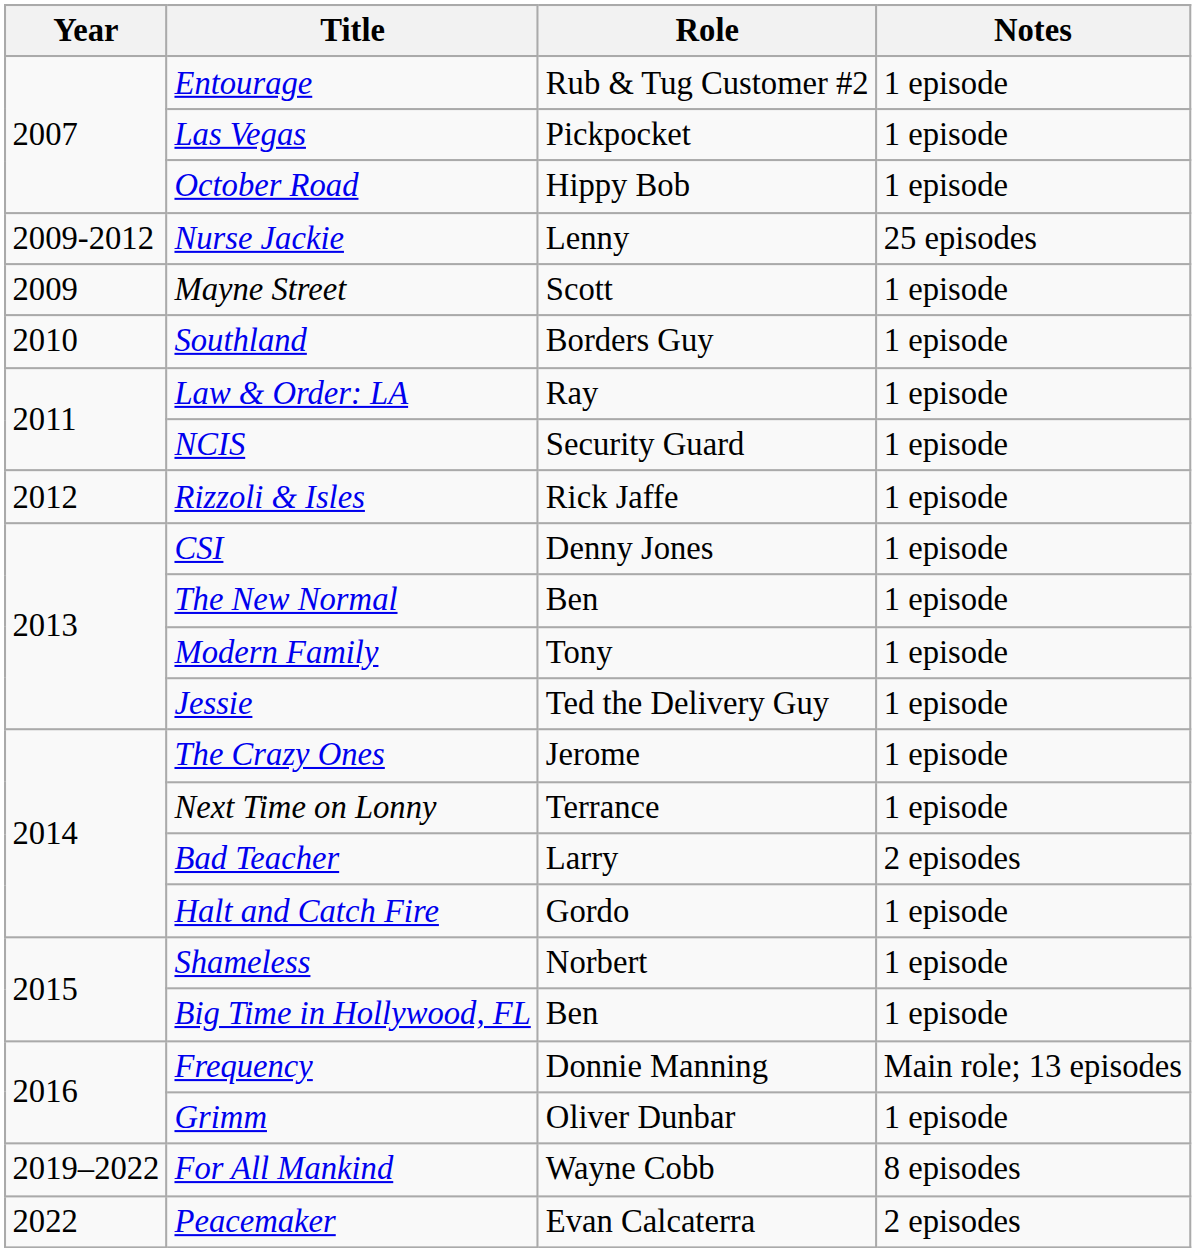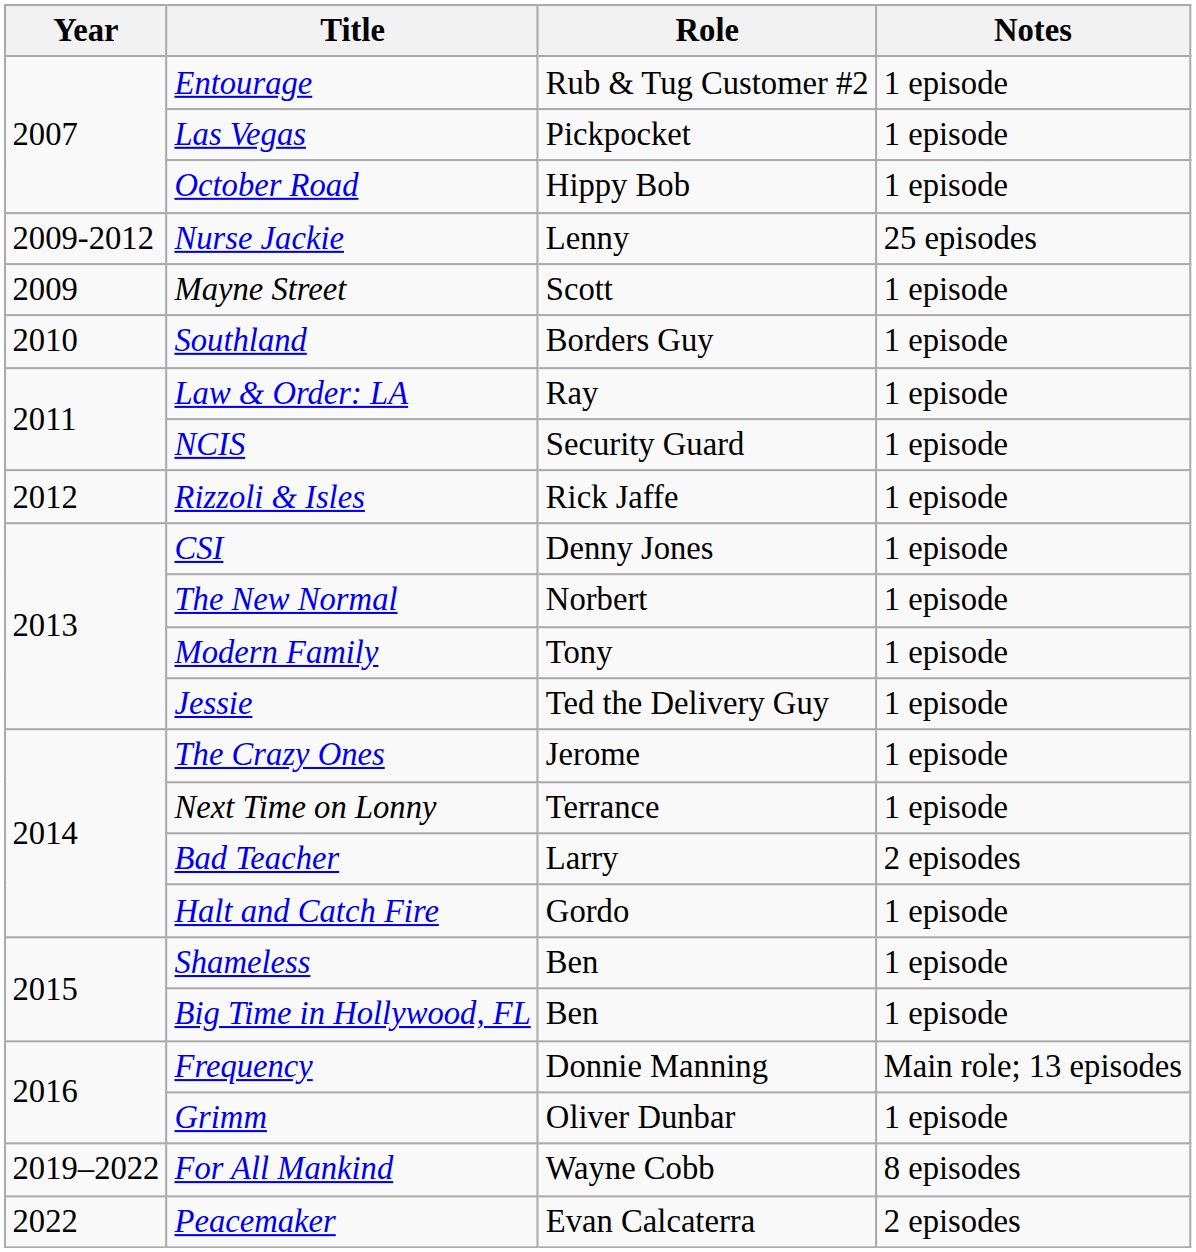(572, 599) Ben -> (597, 599) Norbert
(597, 962) Norbert -> (572, 962) Ben
